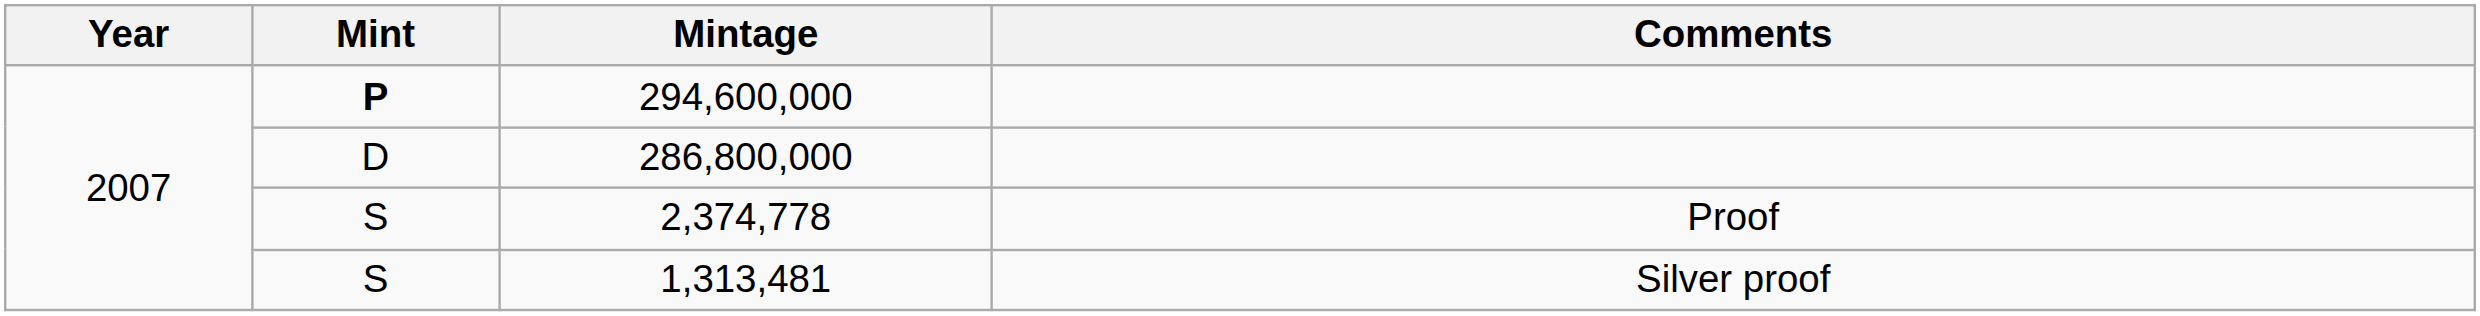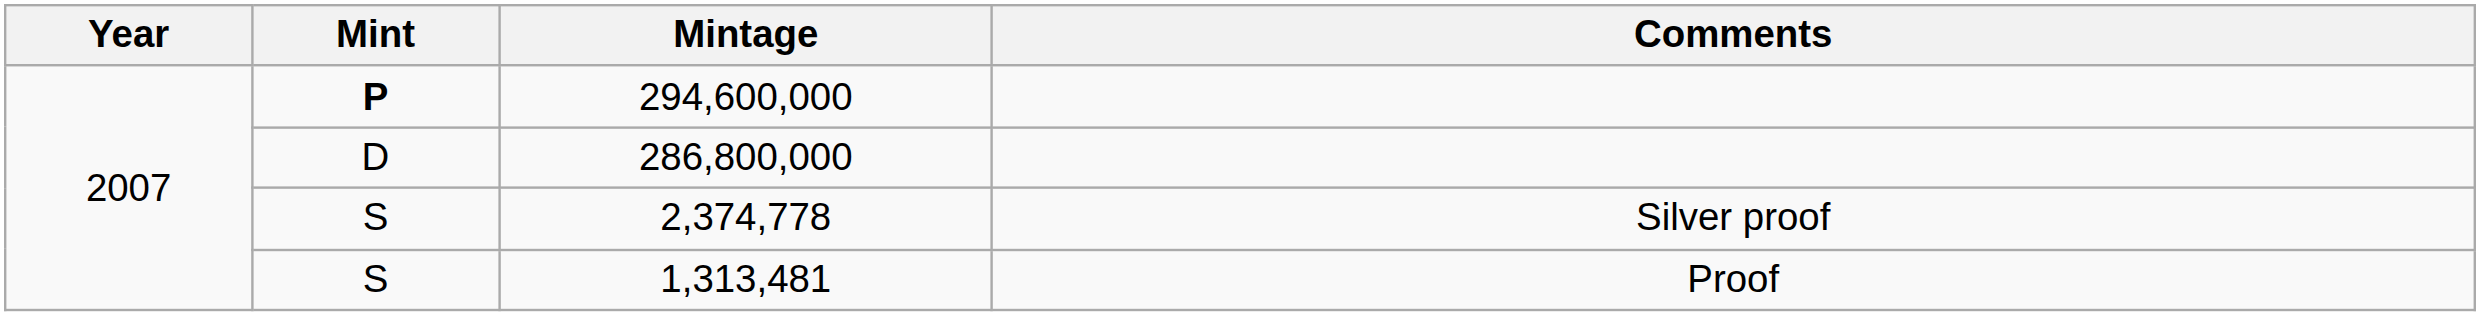(1733, 217) Proof -> (1733, 217) Silver proof
(1733, 278) Silver proof -> (1733, 278) Proof
